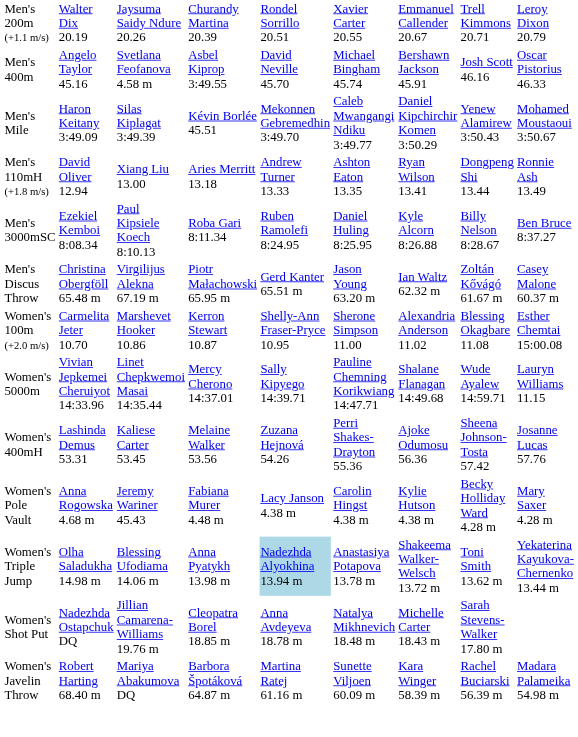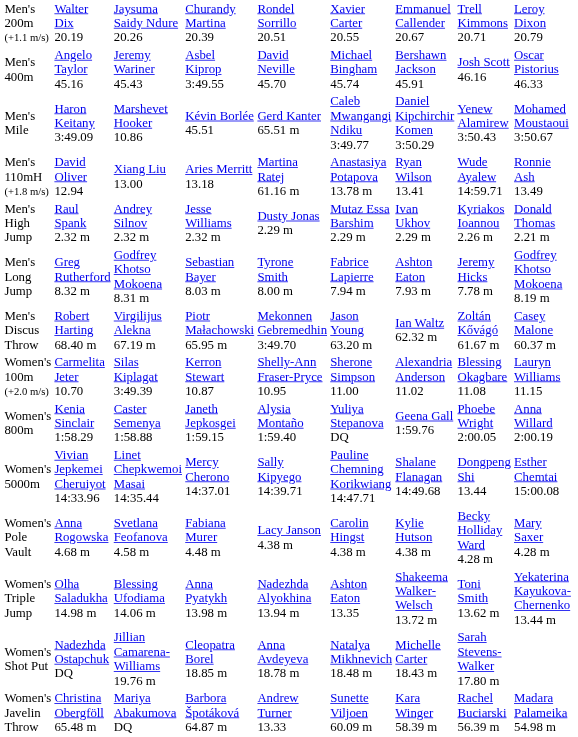(144, 69) Svetlana Feofanova 4.58 m -> (134, 69) Jeremy Wariner 45.43
(139, 123) Silas Kiplagat 3:49.39 -> (141, 123) Marshevet Hooker 10.86
(295, 123) Mekonnen Gebremedhin 3:49.70 -> (289, 123) Gerd Kanter 65.51 m
(281, 176) Andrew Turner 13.33 -> (278, 176) Martina Ratej 61.16 m
(352, 176) Ashton Eaton 13.35 -> (358, 176) Anastasiya Potapova 13.78 m
(487, 176) Dongpeng Shi 13.44 -> (480, 176) Wude Ayalew 14:59.71
- row: (30, 230)
+ row: (20, 223)
+ row: (20, 276)
(84, 283) Christina Obergföll 65.48 m -> (75, 330) Robert Harting 68.40 m
(292, 283) Gerd Kanter 65.51 m -> (292, 330) Mekonnen Gebremedhin 3:49.70
(144, 330) Marshevet Hooker 10.86 -> (136, 376) Silas Kiplagat 3:49.39
(540, 330) Esther Chemtai 15:00.08 -> (537, 376) Lauryn Williams 11.15
+ row: (28, 423)
(483, 383) Wude Ayalew 14:59.71 -> (484, 476) Dongpeng Shi 13.44
(540, 383) Lauryn Williams 11.15 -> (537, 476) Esther Chemtai 15:00.08
- row: (28, 444)
(137, 505) Jeremy Wariner 45.43 -> (141, 537) Svetlana Feofanova 4.58 m
(287, 566) lightblue background -> (284, 598) no background
(361, 566) Anastasiya Potapova 13.78 m -> (349, 598) Ashton Eaton 13.35
(80, 680) Robert Harting 68.40 m -> (79, 712) Christina Obergföll 65.48 m
(281, 680) Martina Ratej 61.16 m -> (278, 712) Andrew Turner 13.33
